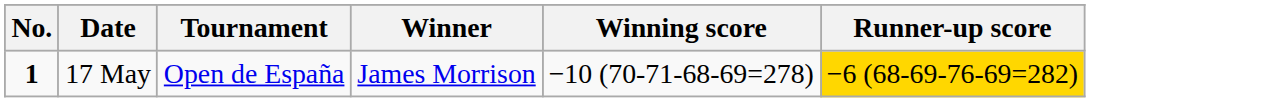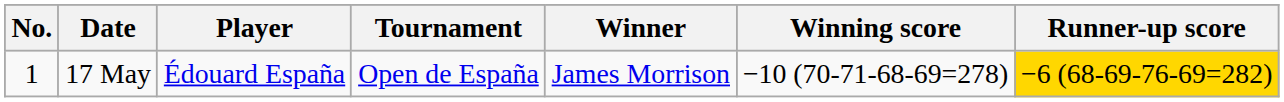+ column: (255, 27)
(32, 73) bold -> (32, 73) normal
